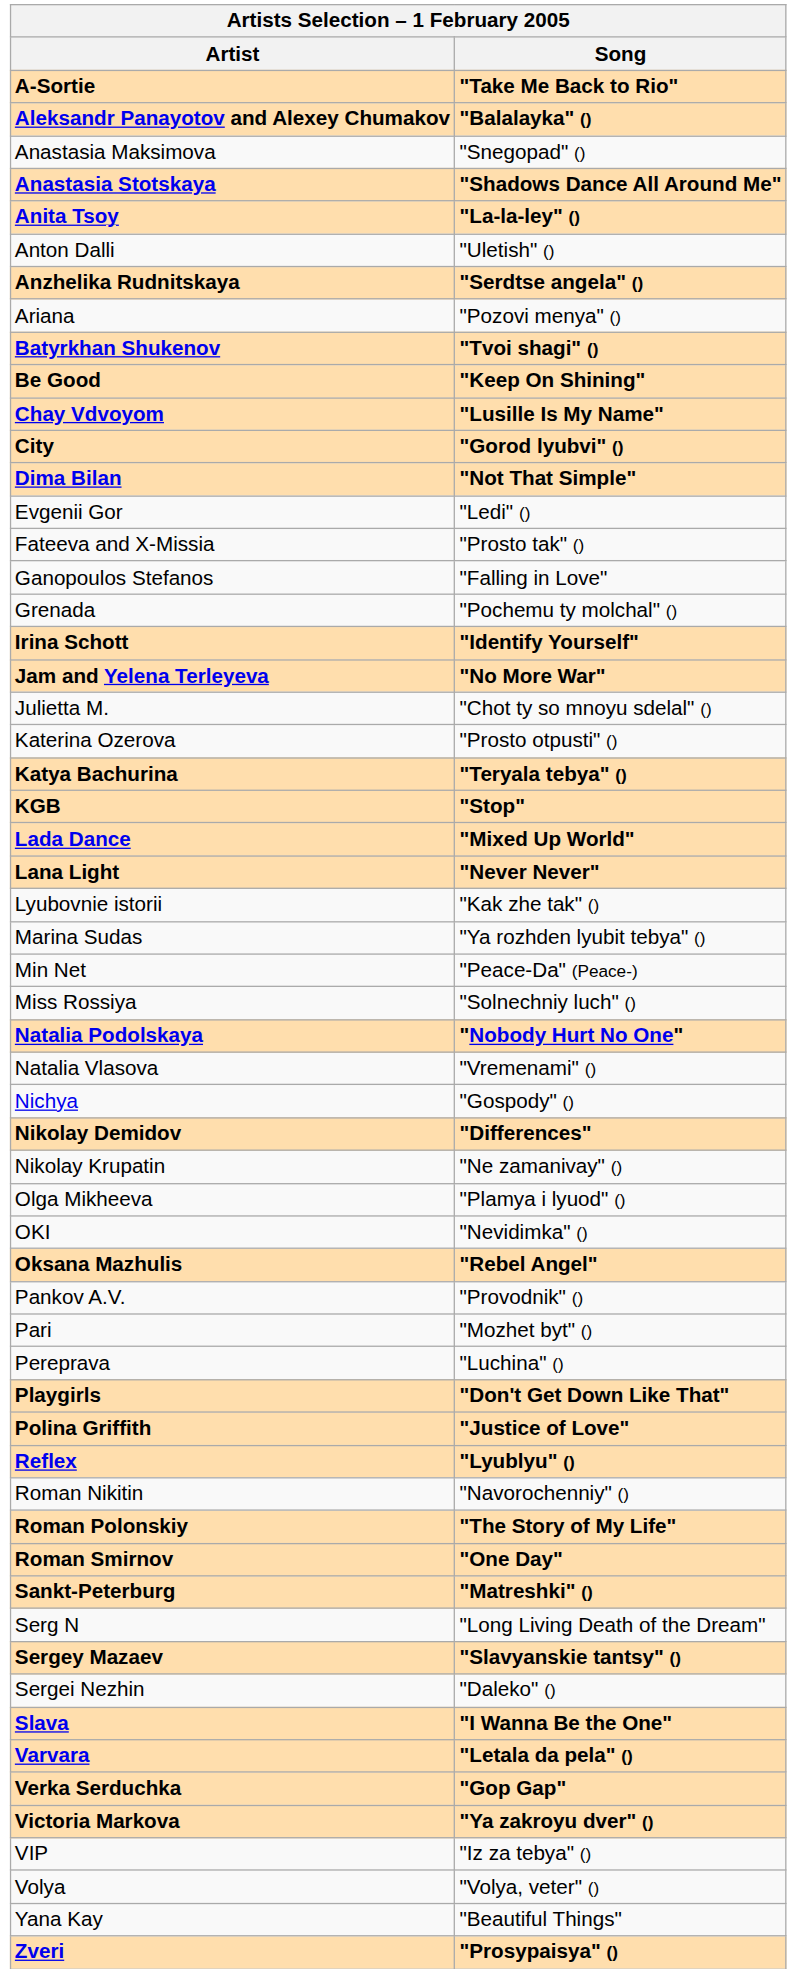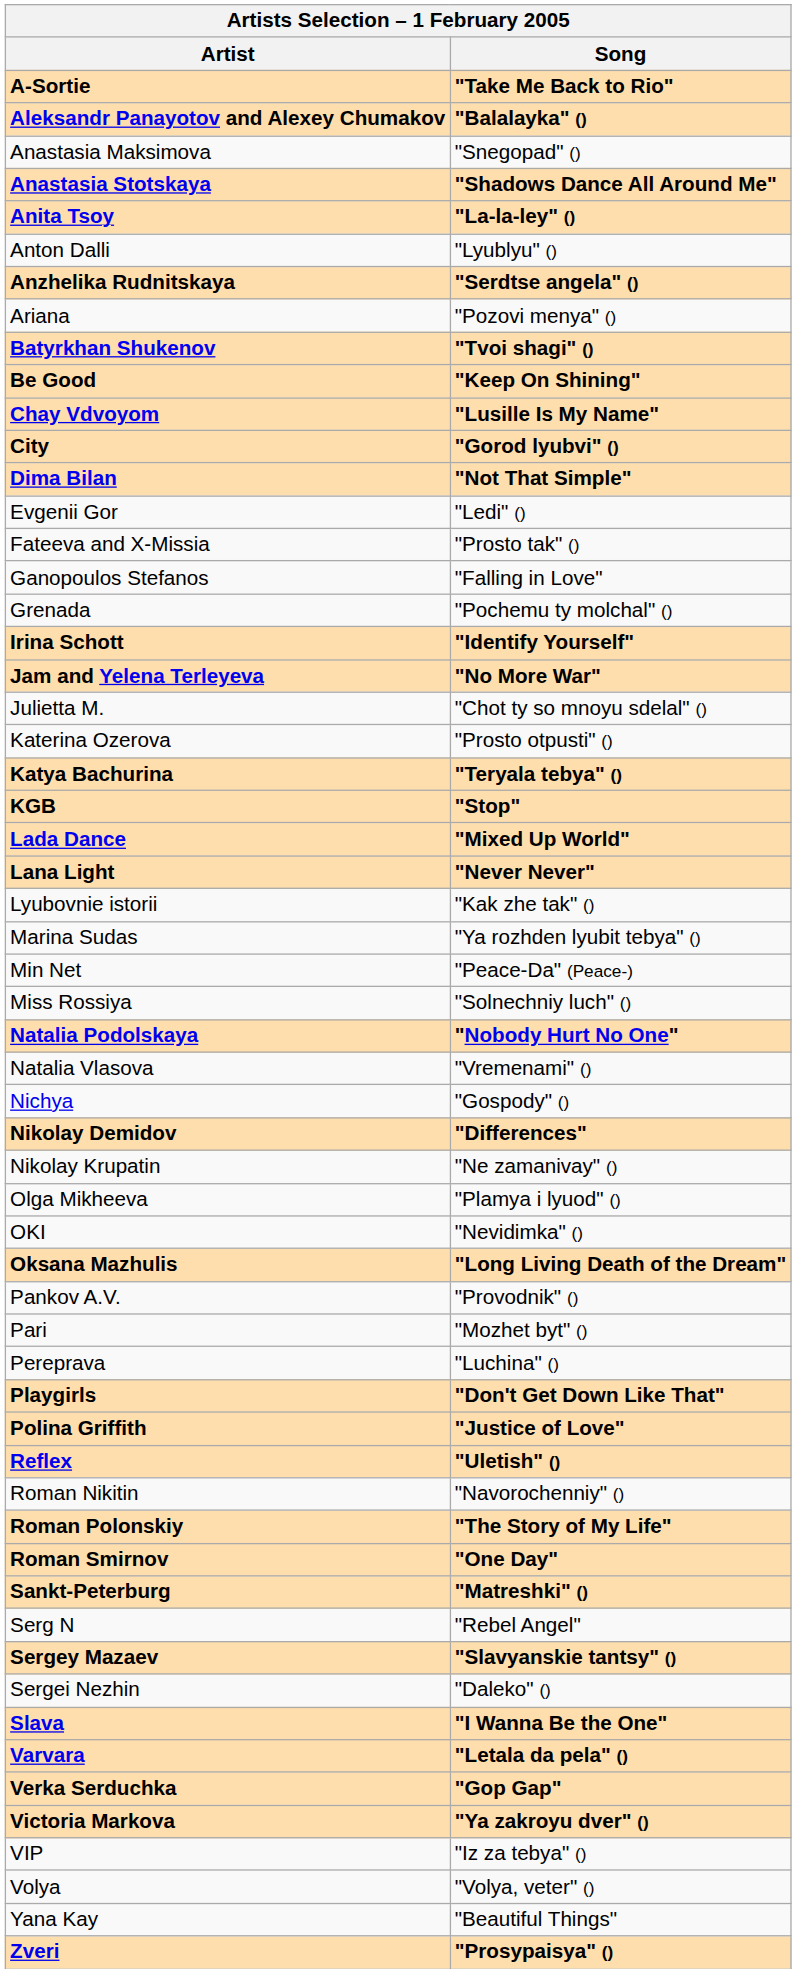(507, 250) "Uletish" () -> (506, 250) "Lyublyu" ()
(529, 1264) "Rebel Angel" -> (621, 1264) "Long Living Death of the Dream"
(517, 1461) "Lyublyu" () -> (508, 1461) "Uletish" ()
(613, 1624) "Long Living Death of the Dream" -> (518, 1624) "Rebel Angel"
